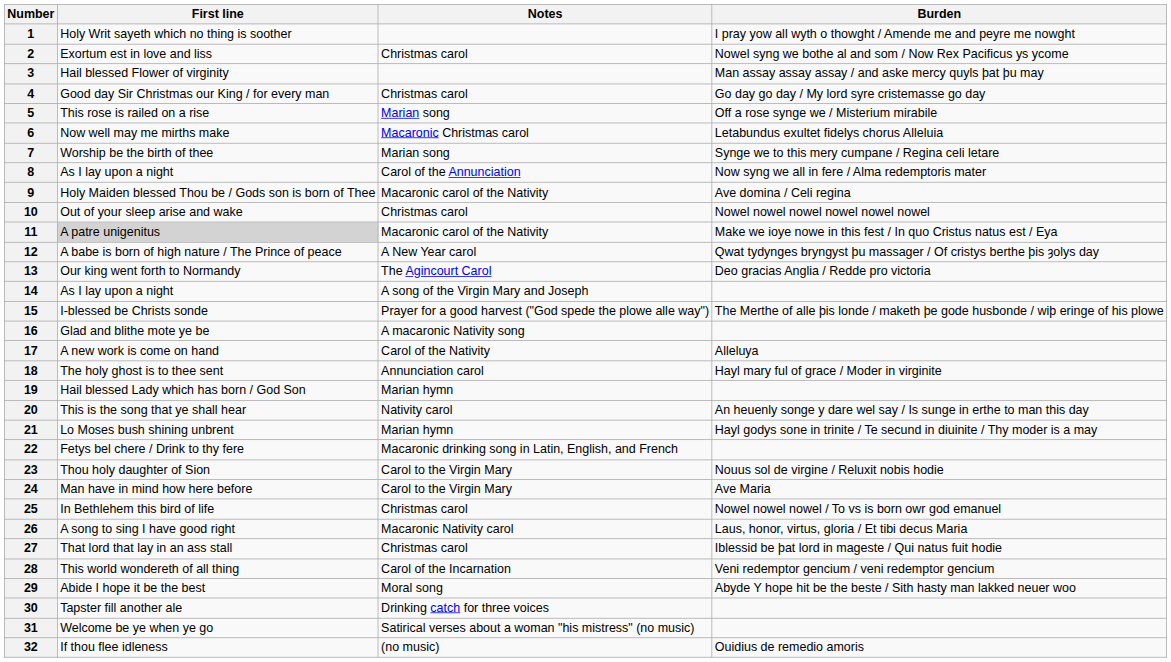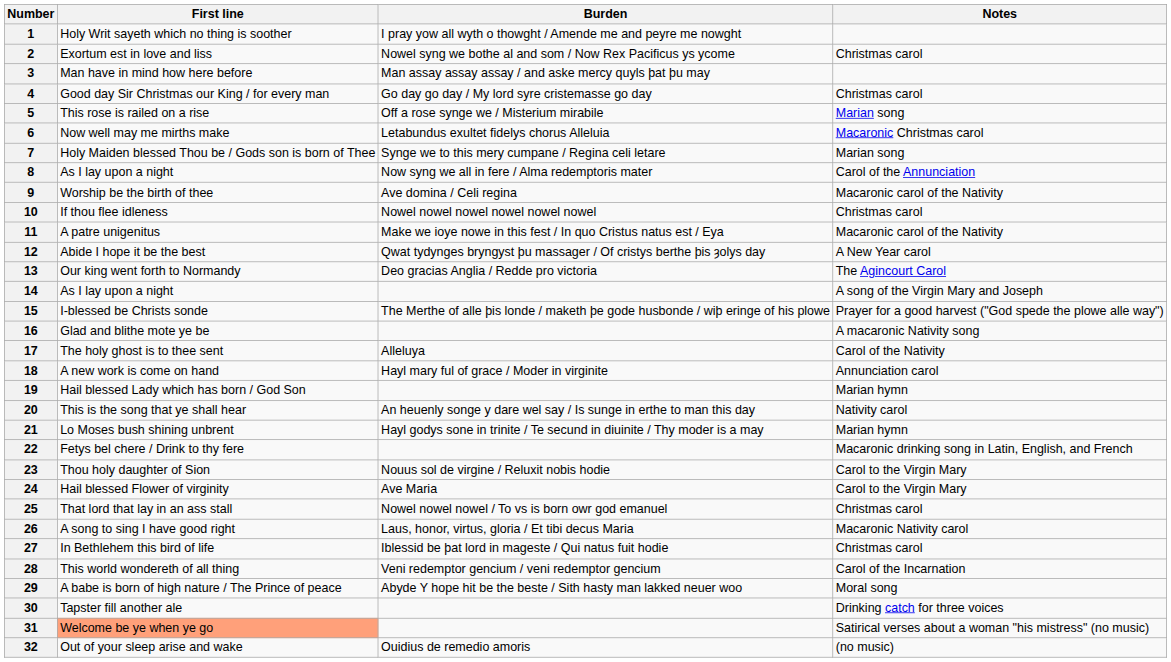columns swapped: (939, 14) <-> (545, 14)
(144, 73) Hail blessed Flower of virginity -> (156, 73) Man have in mind how here before
(137, 152) Worship be the birth of thee -> (218, 152) Holy Maiden blessed Thou be / Gods son is born of Thee
(218, 192) Holy Maiden blessed Thou be / Gods son is born of Thee -> (137, 192) Worship be the birth of thee
(151, 212) Out of your sleep arise and wake -> (114, 212) If thou flee idleness
(110, 232) lightgrey background -> (110, 232) no background
(201, 251) A babe is born of high nature / The Prince of peace -> (133, 251) Abide I hope it be the best
(140, 350) A new work is come on hand -> (142, 350) The holy ghost is to thee sent
(142, 370) The holy ghost is to thee sent -> (140, 370) A new work is come on hand
(156, 489) Man have in mind how here before -> (144, 489) Hail blessed Flower of virginity
(137, 509) In Bethlehem this bird of life -> (146, 509) That lord that lay in an ass stall
(146, 548) That lord that lay in an ass stall -> (137, 548) In Bethlehem this bird of life
(133, 588) Abide I hope it be the best -> (201, 588) A babe is born of high nature / The Prince of peace
(137, 627) no background -> (137, 627) lightsalmon background
(114, 647) If thou flee idleness -> (151, 647) Out of your sleep arise and wake
